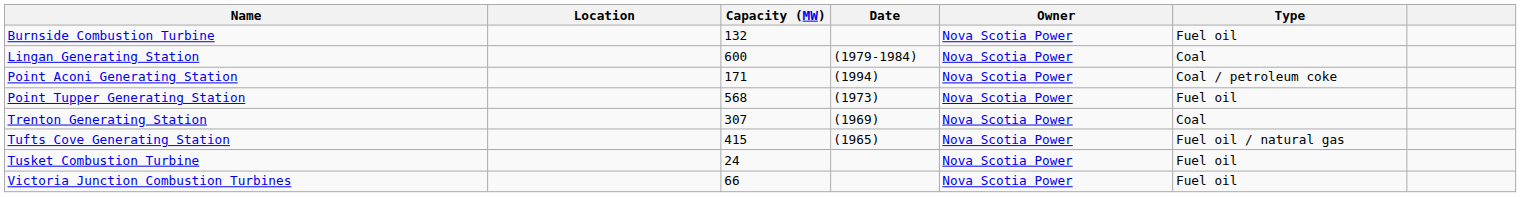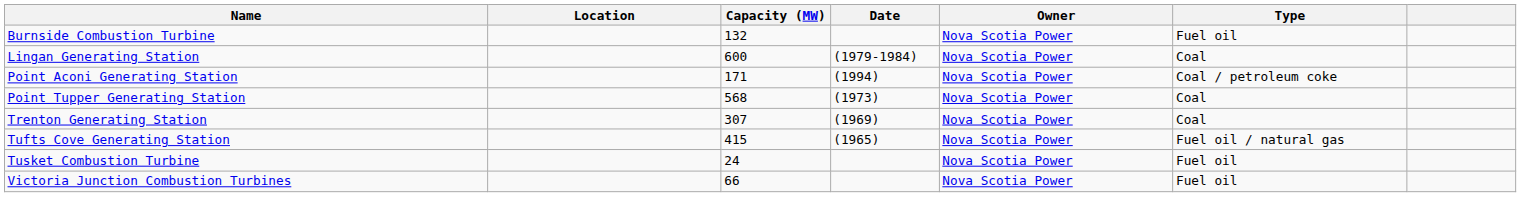(1207, 98) Fuel oil -> (1191, 98) Coal
